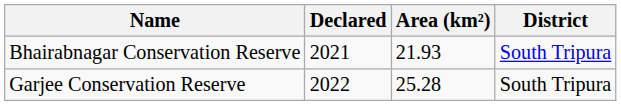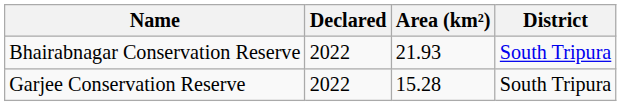(330, 52) 2021 -> (330, 52) 2022
(419, 84) 25.28 -> (419, 84) 15.28
